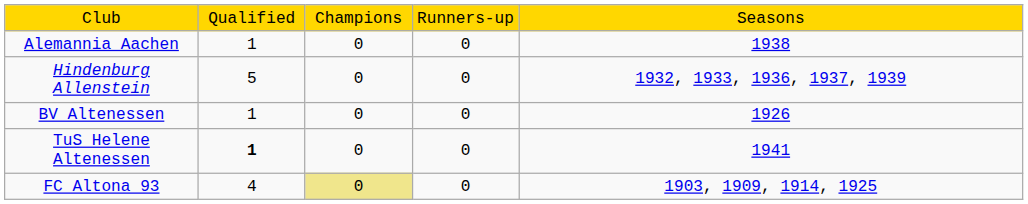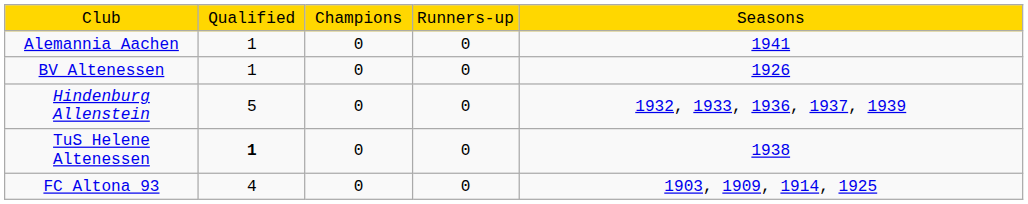(771, 44) 1938 -> (771, 44) 1941
rows swapped: (101, 80) <-> (101, 115)
(771, 151) 1941 -> (771, 151) 1938
(359, 186) khaki background -> (359, 186) no background
